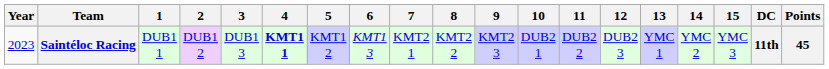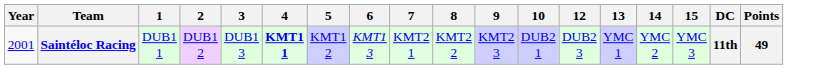- column: (579, 15)
(21, 44) 2023 -> (21, 44) 2001
(803, 44) 45 -> (762, 44) 49
